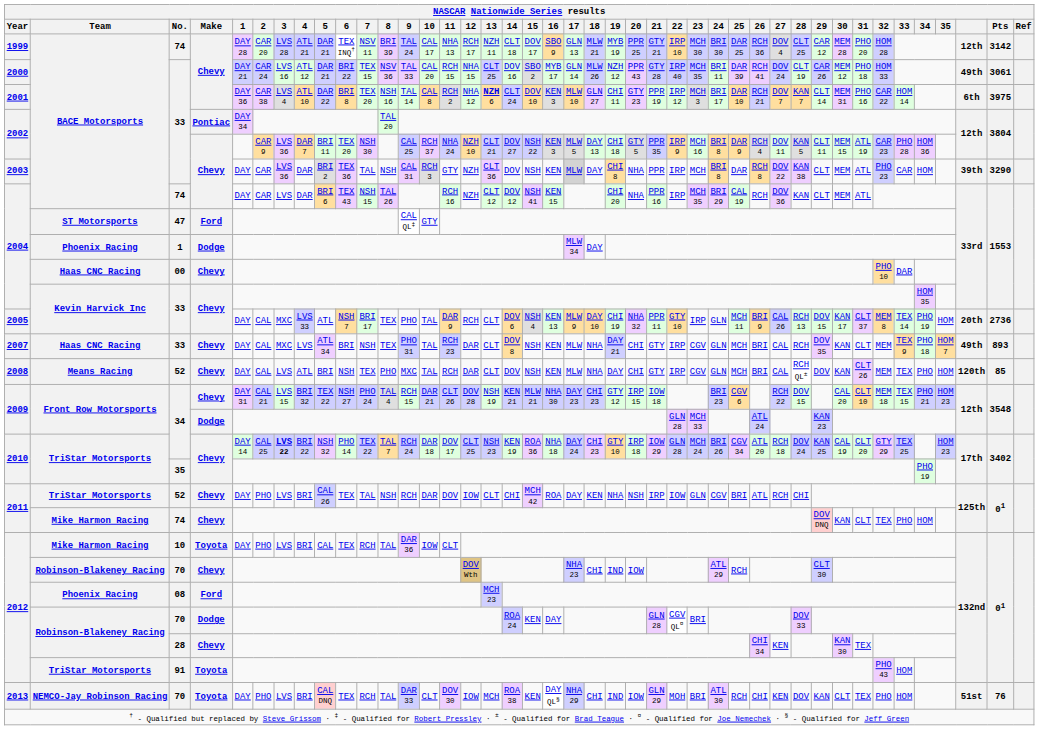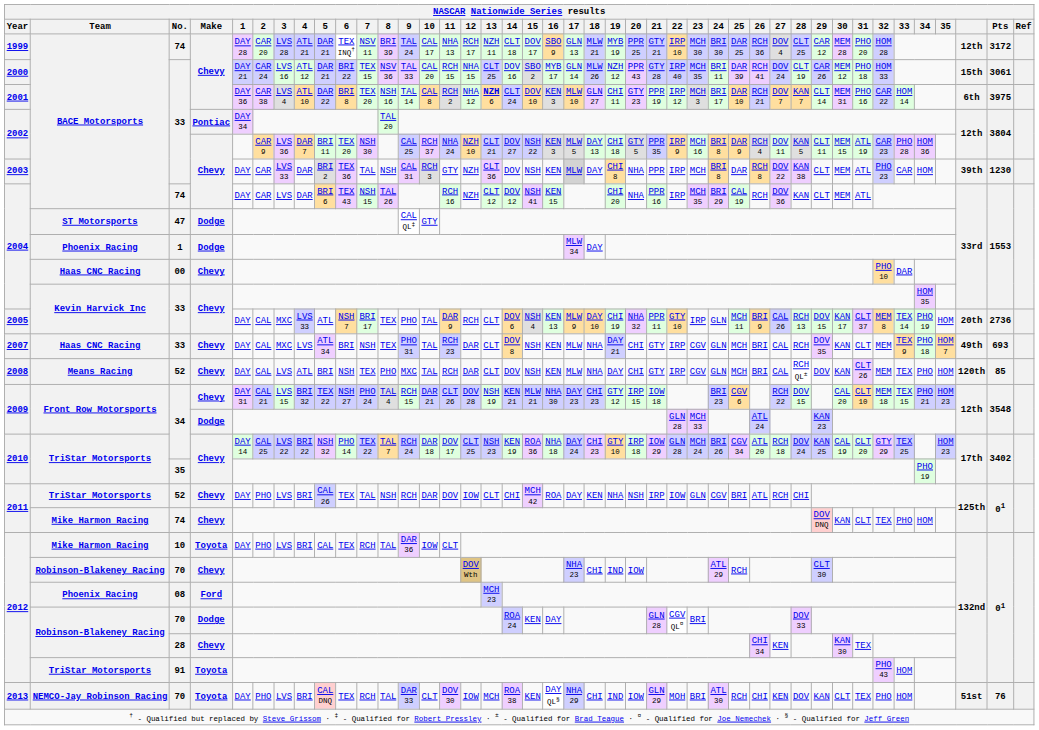(1000, 47) 3142 -> (1000, 47) 3172
(972, 72) 49th -> (972, 72) 15th
(284, 171) LVS 36 -> (284, 171) LVS 33
(1000, 171) 3290 -> (1000, 171) 1230
(211, 221) Ford -> (211, 221) Dodge
(1000, 346) 893 -> (1000, 346) 693
(284, 446) bold -> (284, 446) normal
